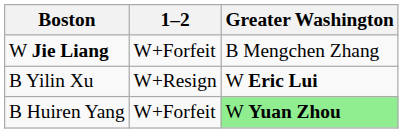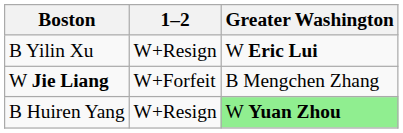rows swapped: (51, 81) <-> (59, 50)
(175, 111) W+Forfeit -> (175, 111) W+Resign
